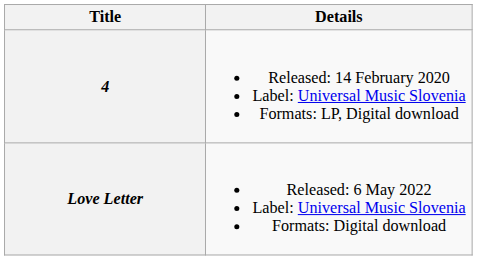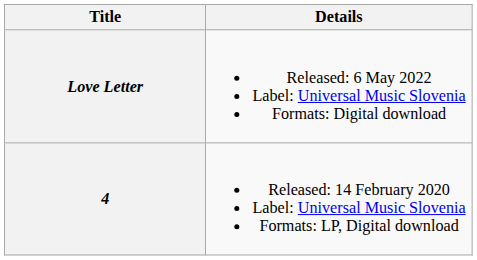rows swapped: (105, 86) <-> (105, 198)
